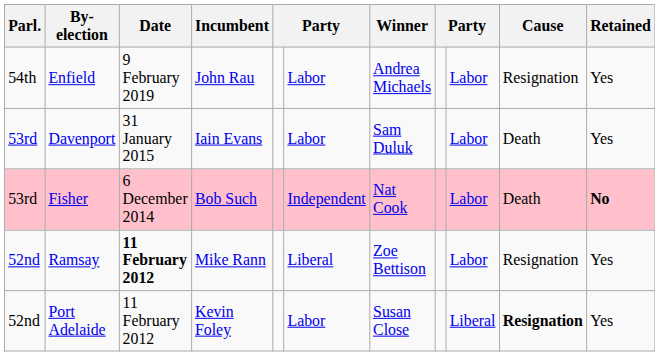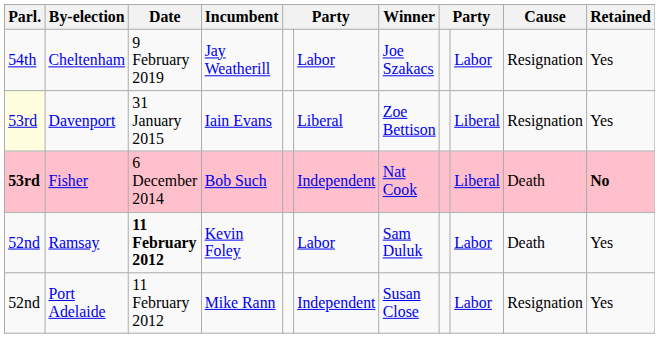+ row: (87, 60)
- row: (72, 77)
(23, 138) no background -> (23, 120) lightyellow background
(306, 138) Labor -> (320, 120) Liberal
(393, 138) Sam Duluk -> (409, 120) Zoe Bettison
(469, 138) Labor -> (477, 120) Liberal
(522, 138) Death -> (545, 120) Resignation
(23, 199) normal -> (24, 181) bold
(469, 199) Labor -> (477, 181) Liberal
(230, 260) Mike Rann -> (224, 242) Kevin Foley
(310, 260) Liberal -> (316, 242) Labor
(399, 260) Zoe Bettison -> (403, 242) Sam Duluk
(541, 260) Resignation -> (526, 242) Death
(214, 320) Kevin Foley -> (240, 303) Mike Rann
(306, 320) Labor -> (336, 303) Independent
(473, 320) Liberal -> (473, 303) Labor
(543, 320) bold -> (545, 303) normal
